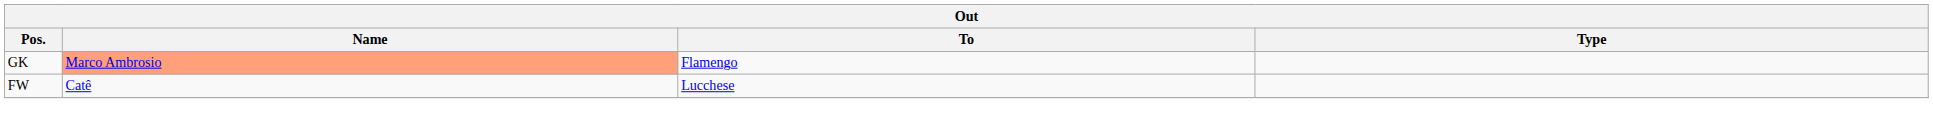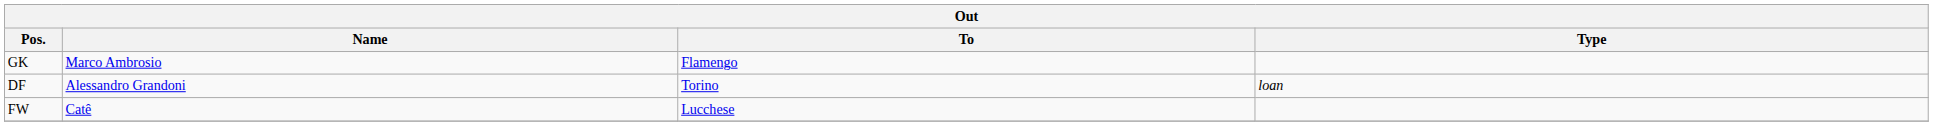(113, 63) lightsalmon background -> (113, 63) no background
+ row: (17, 86)
